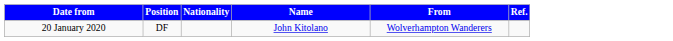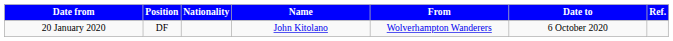+ column: (578, 12)
